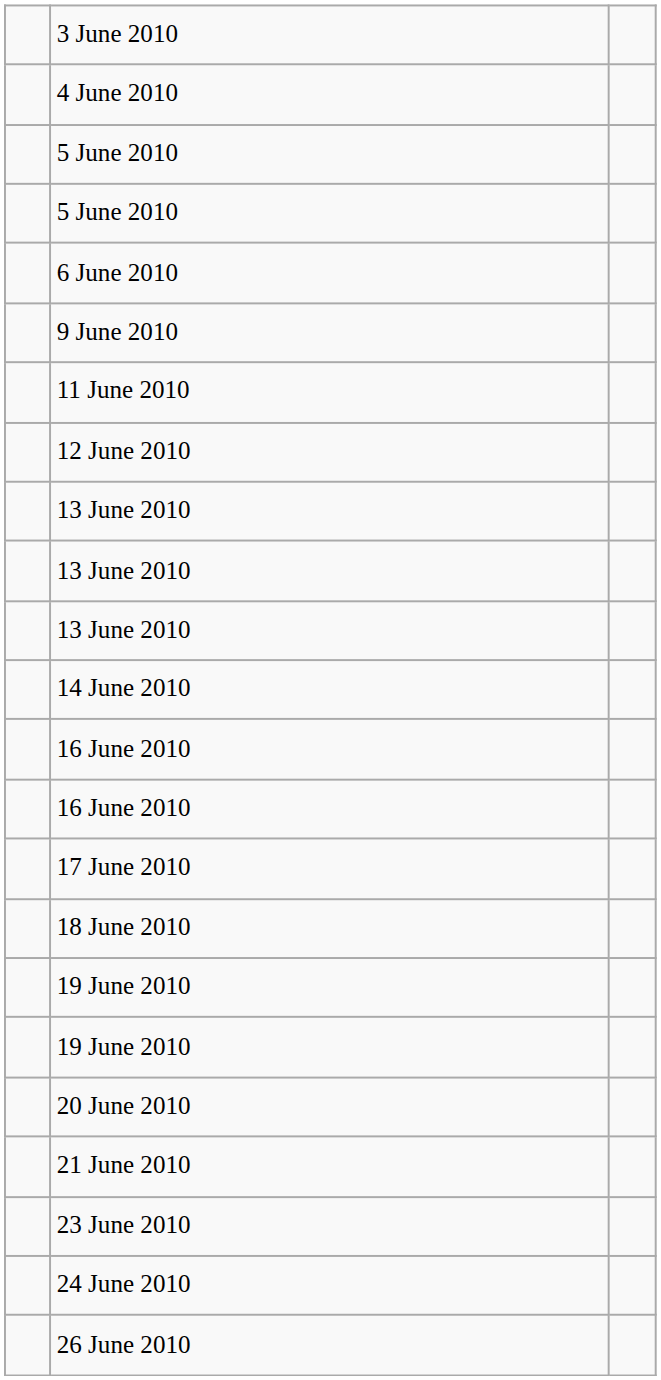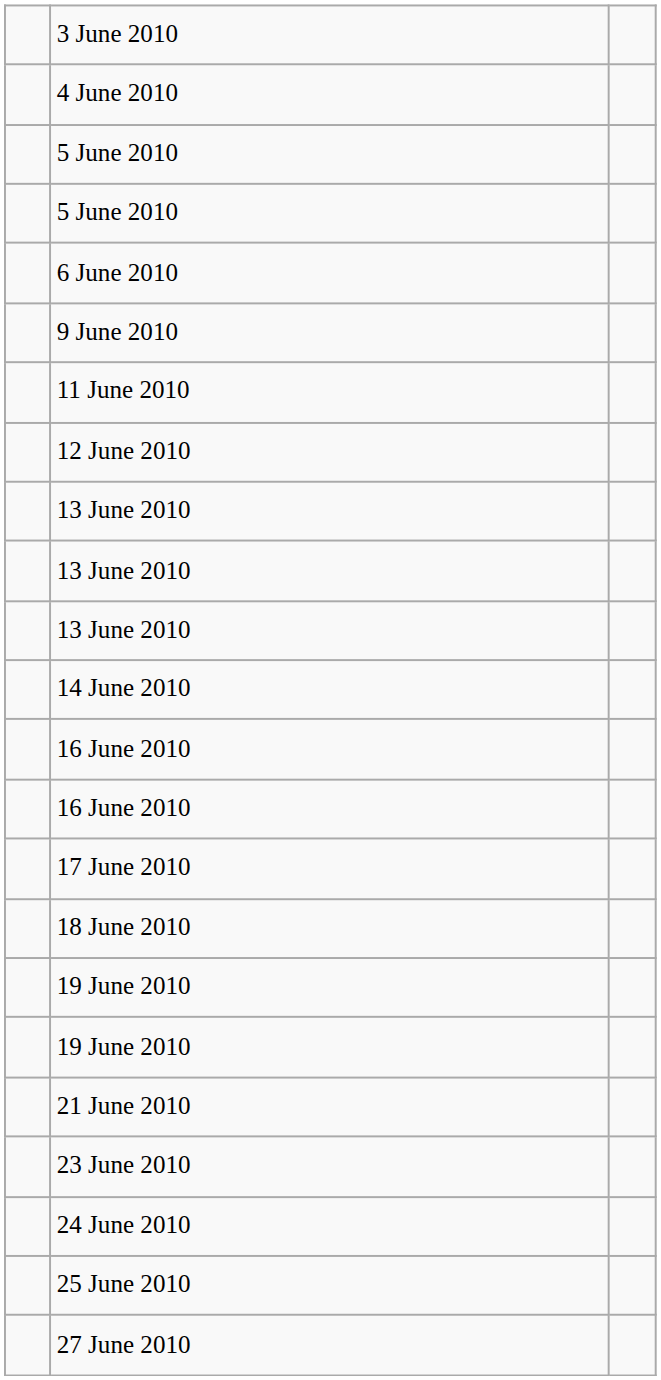- row: (28, 1107)
+ row: (28, 1286)
- row: (28, 1345)
+ row: (28, 1345)
